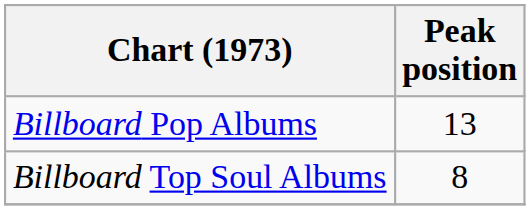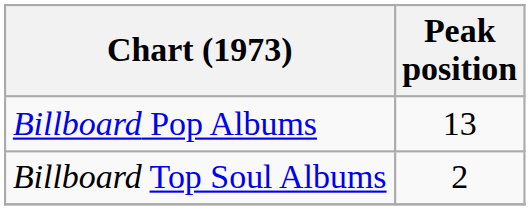(460, 177) 8 -> (460, 177) 2
